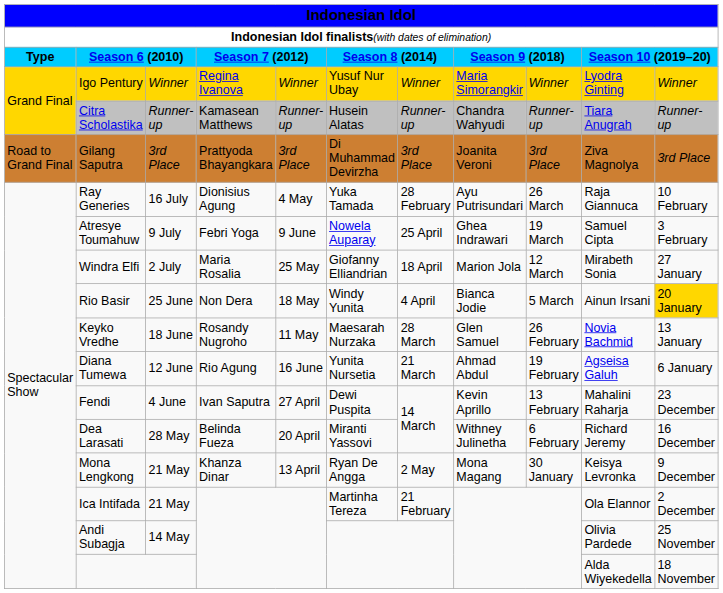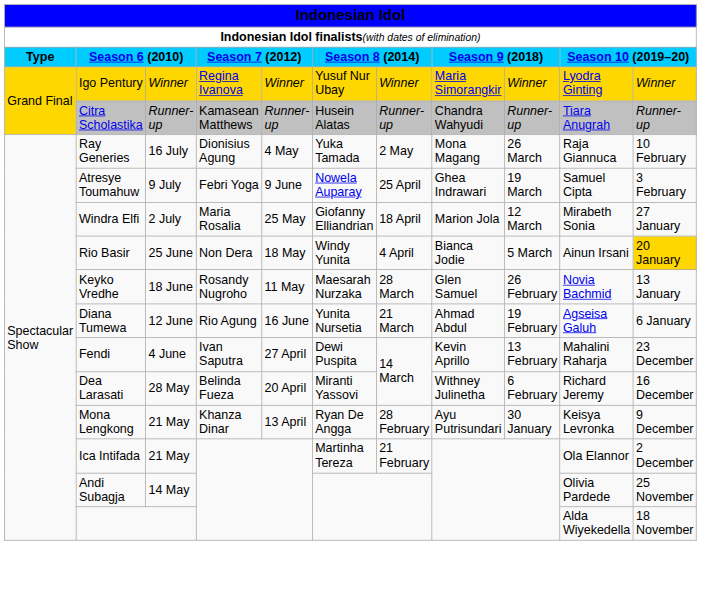- row: (101, 158)
(426, 199) 28 February -> (396, 151) 2 May
(490, 199) Ayu Putrisundari -> (457, 151) Mona Magang
(418, 470) 2 May -> (404, 422) 28 February
(479, 470) Mona Magang -> (468, 422) Ayu Putrisundari
